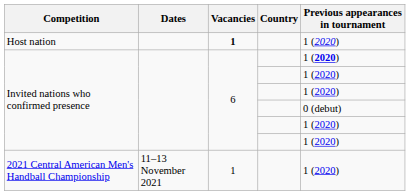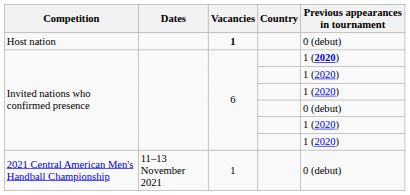(321, 41) 1 (2020) -> (322, 41) 0 (debut)
(321, 170) 1 (2020) -> (322, 170) 0 (debut)
